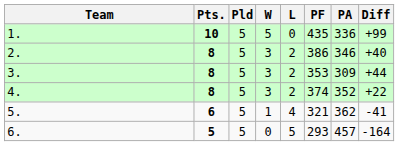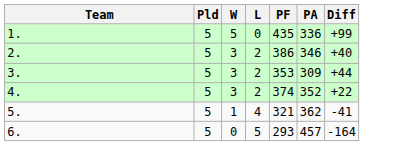- column: (211, 14)
